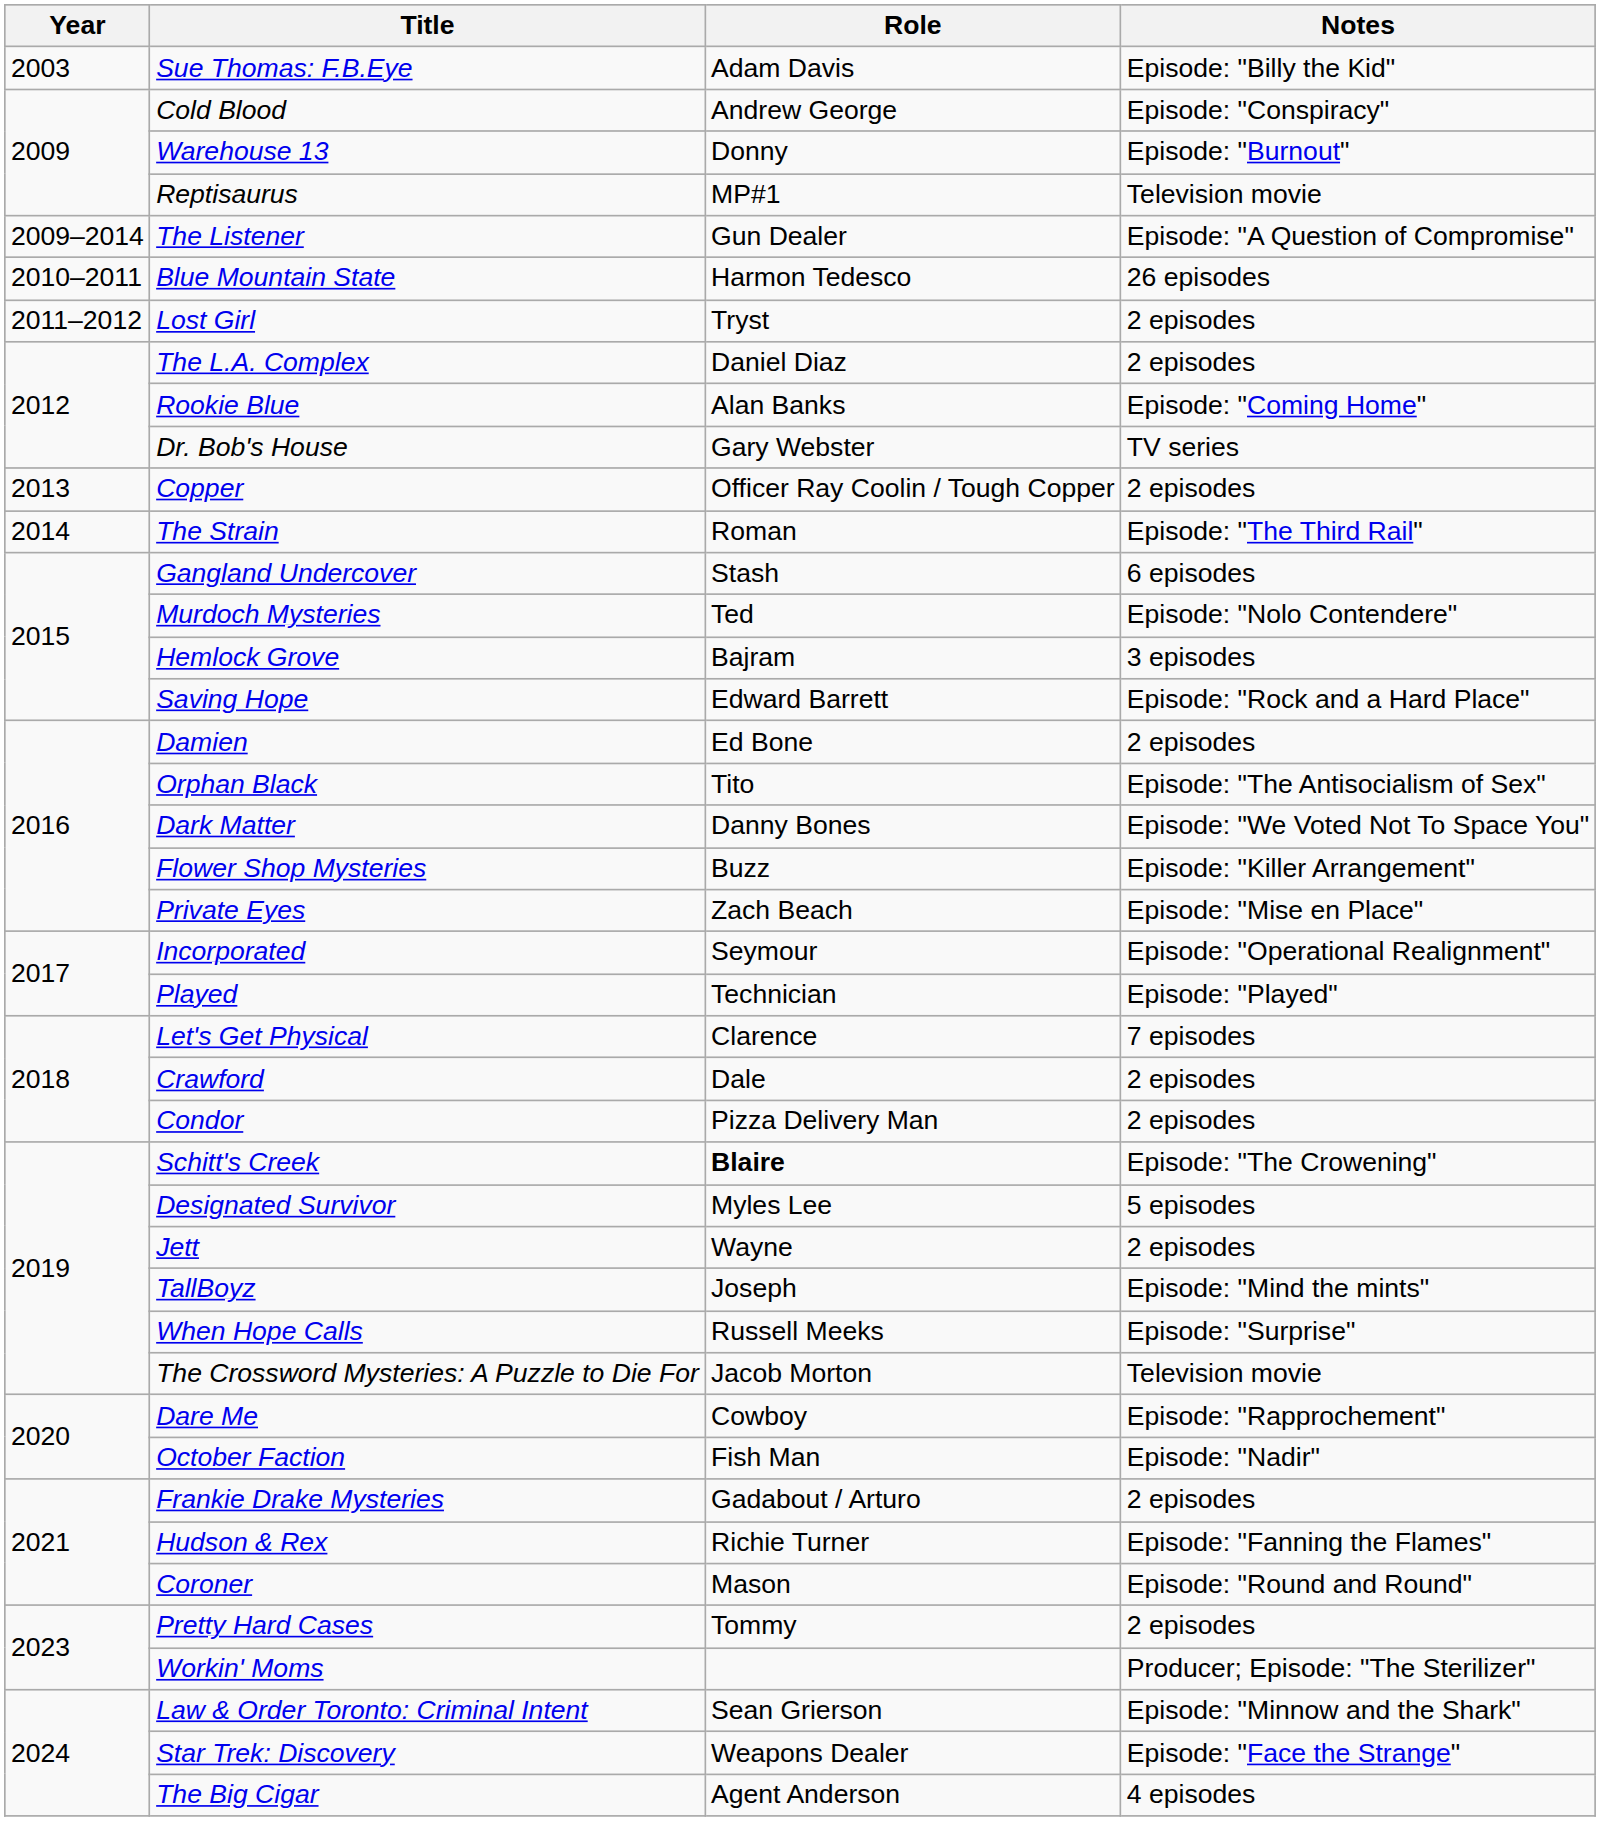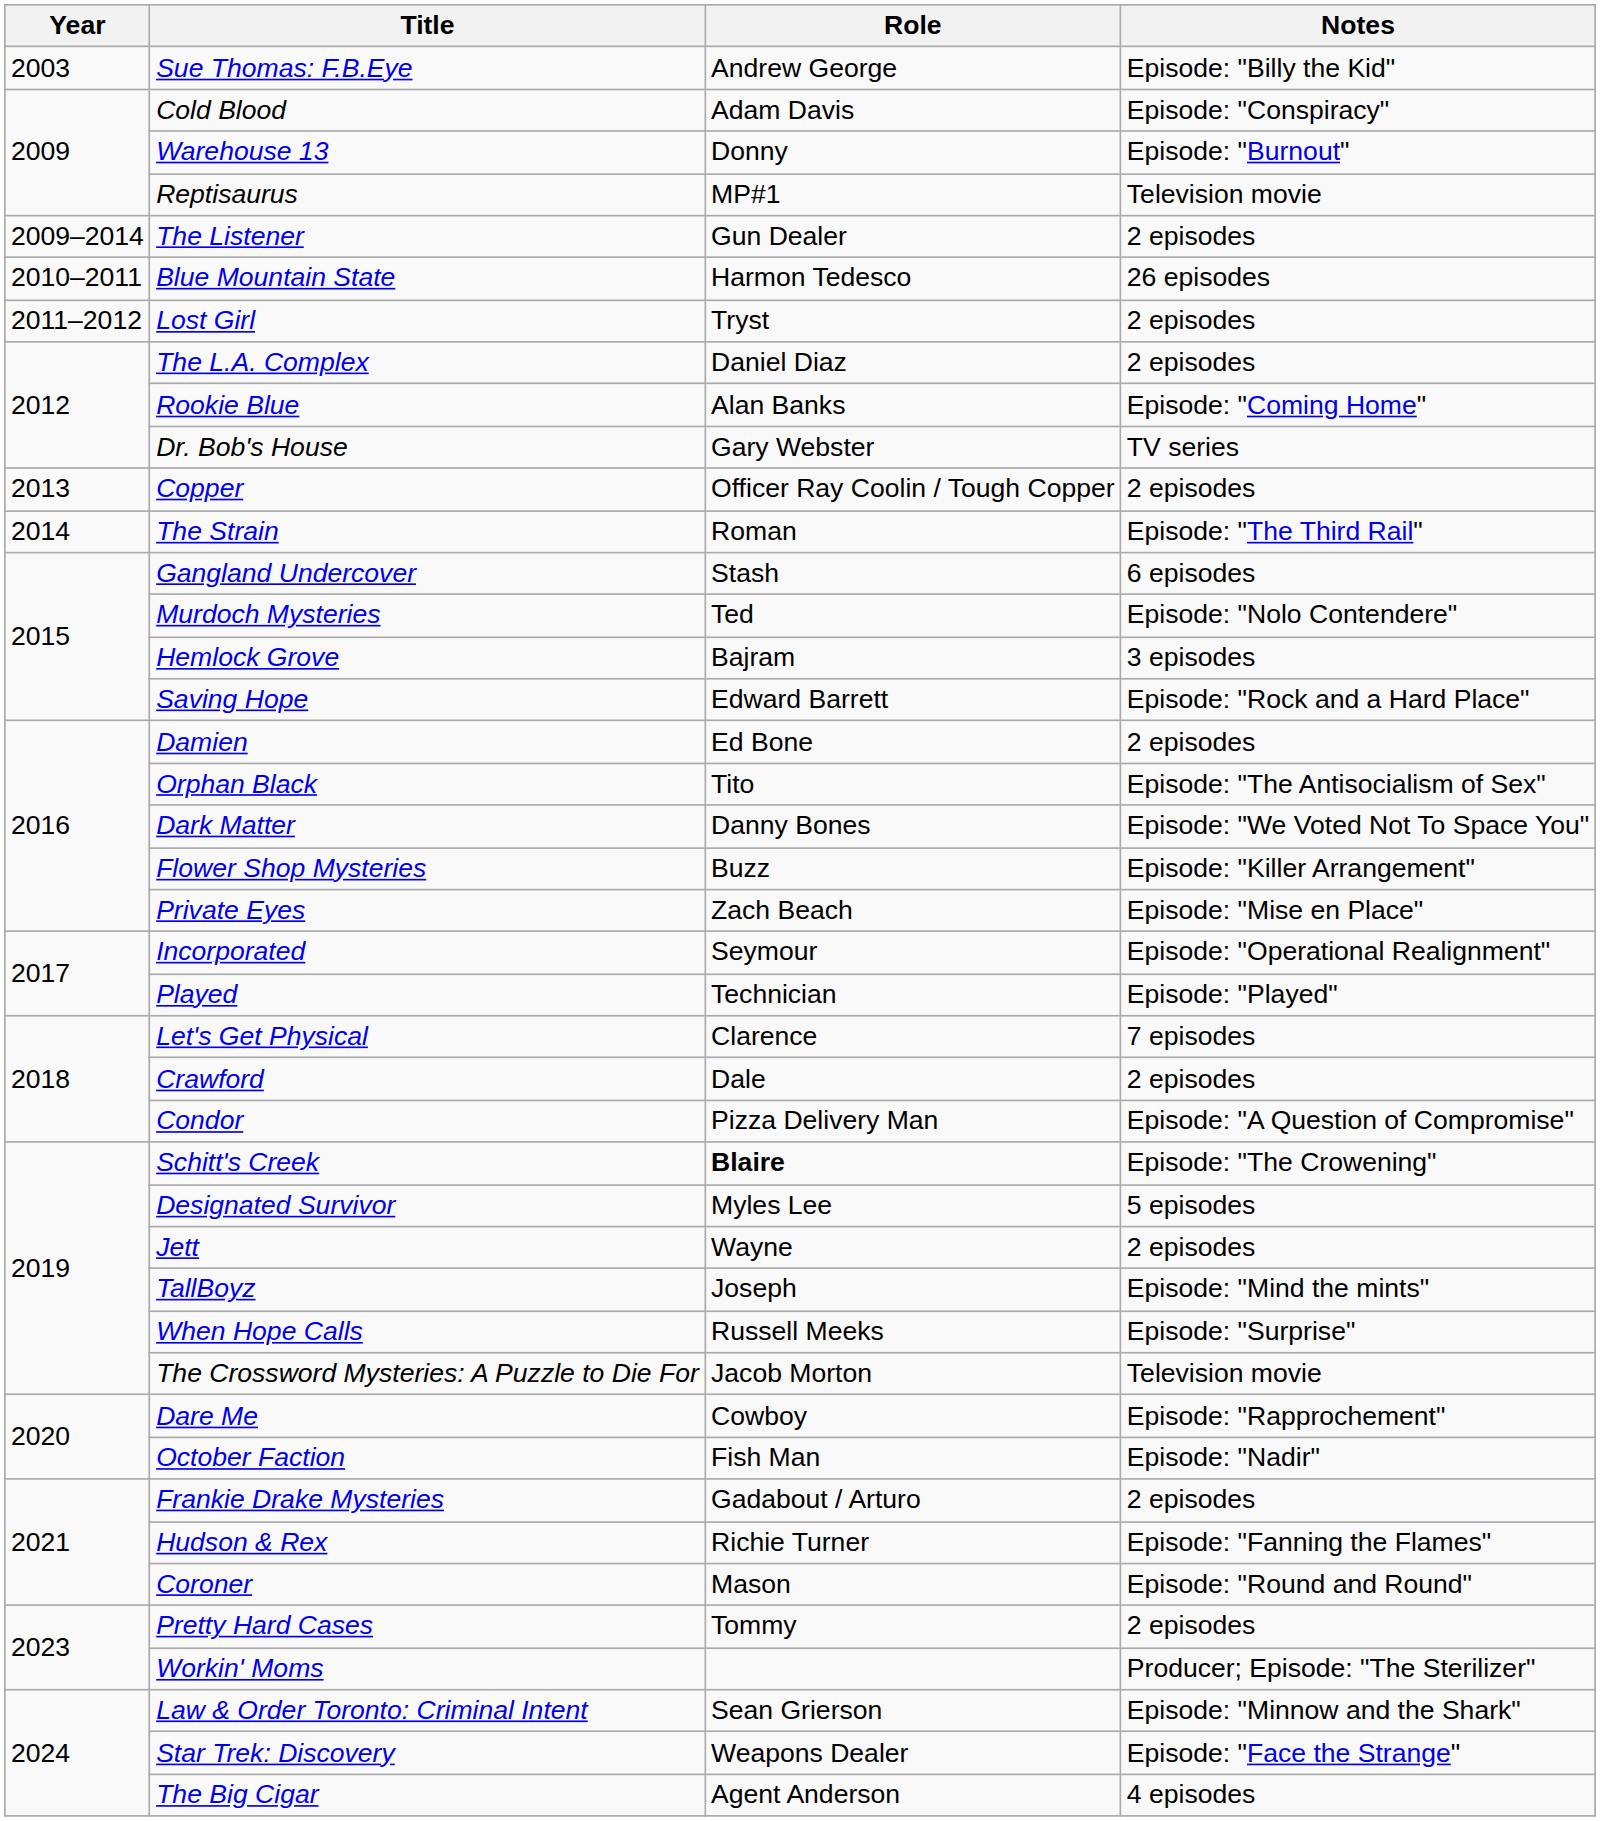(783, 67) Adam Davis -> (804, 67) Andrew George
(804, 109) Andrew George -> (783, 109) Adam Davis
(1350, 236) Episode: "A Question of Compromise" -> (1191, 236) 2 episodes
(1191, 1120) 2 episodes -> (1350, 1120) Episode: "A Question of Compromise"
